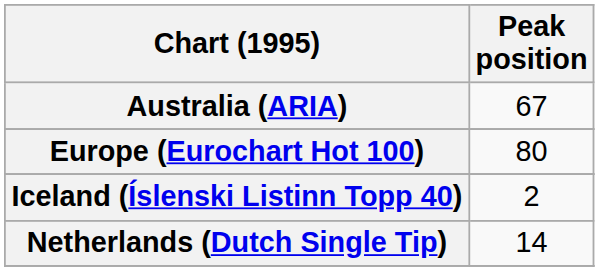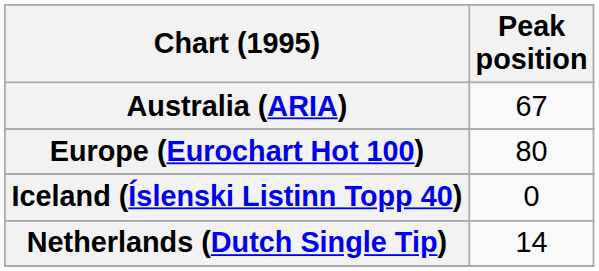(532, 196) 2 -> (532, 196) 0
